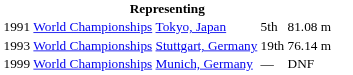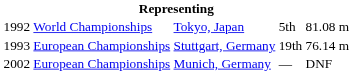(17, 27) 1991 -> (17, 27) 1992
(93, 45) World Championships -> (102, 45) European Championships
(17, 63) 1999 -> (17, 63) 2002
(93, 63) World Championships -> (102, 63) European Championships
